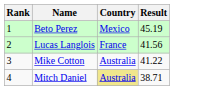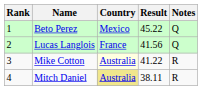+ column: (183, 12)
(151, 29) 45.19 -> (151, 29) 45.22
(118, 61) no background -> (118, 61) lightyellow background
(151, 77) 38.71 -> (151, 77) 38.11
